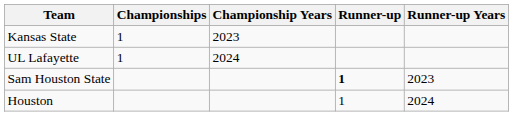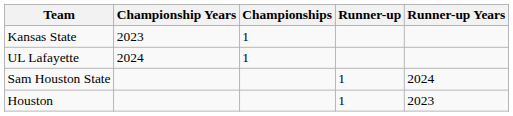columns swapped: (162, 15) <-> (272, 15)
(342, 79) bold -> (342, 79) normal
(421, 79) 2023 -> (421, 79) 2024
(421, 100) 2024 -> (421, 100) 2023
